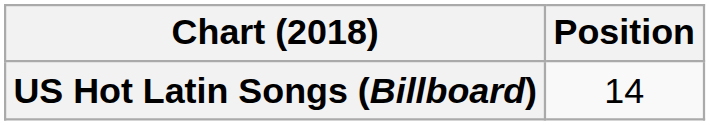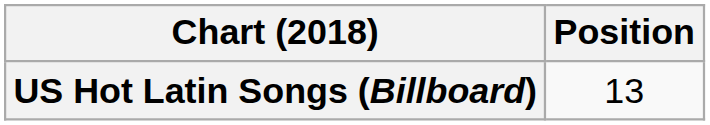(624, 89) 14 -> (624, 89) 13
